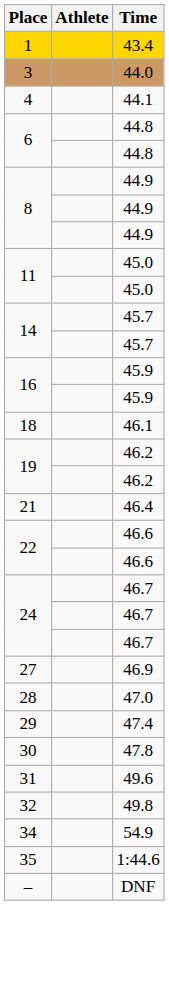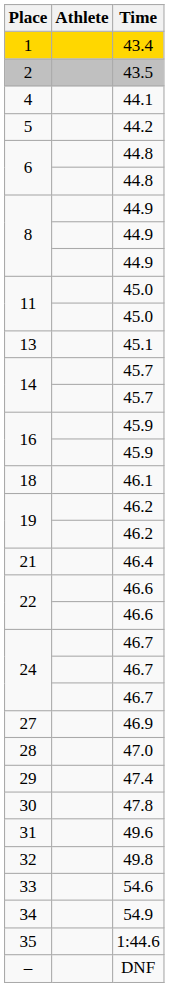+ row: (28, 72)
- row: (28, 72)
+ row: (28, 126)
+ row: (28, 343)
+ row: (28, 886)
